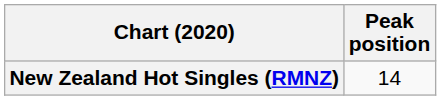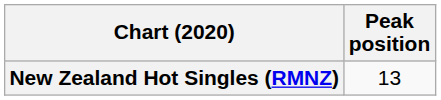(389, 77) 14 -> (389, 77) 13
